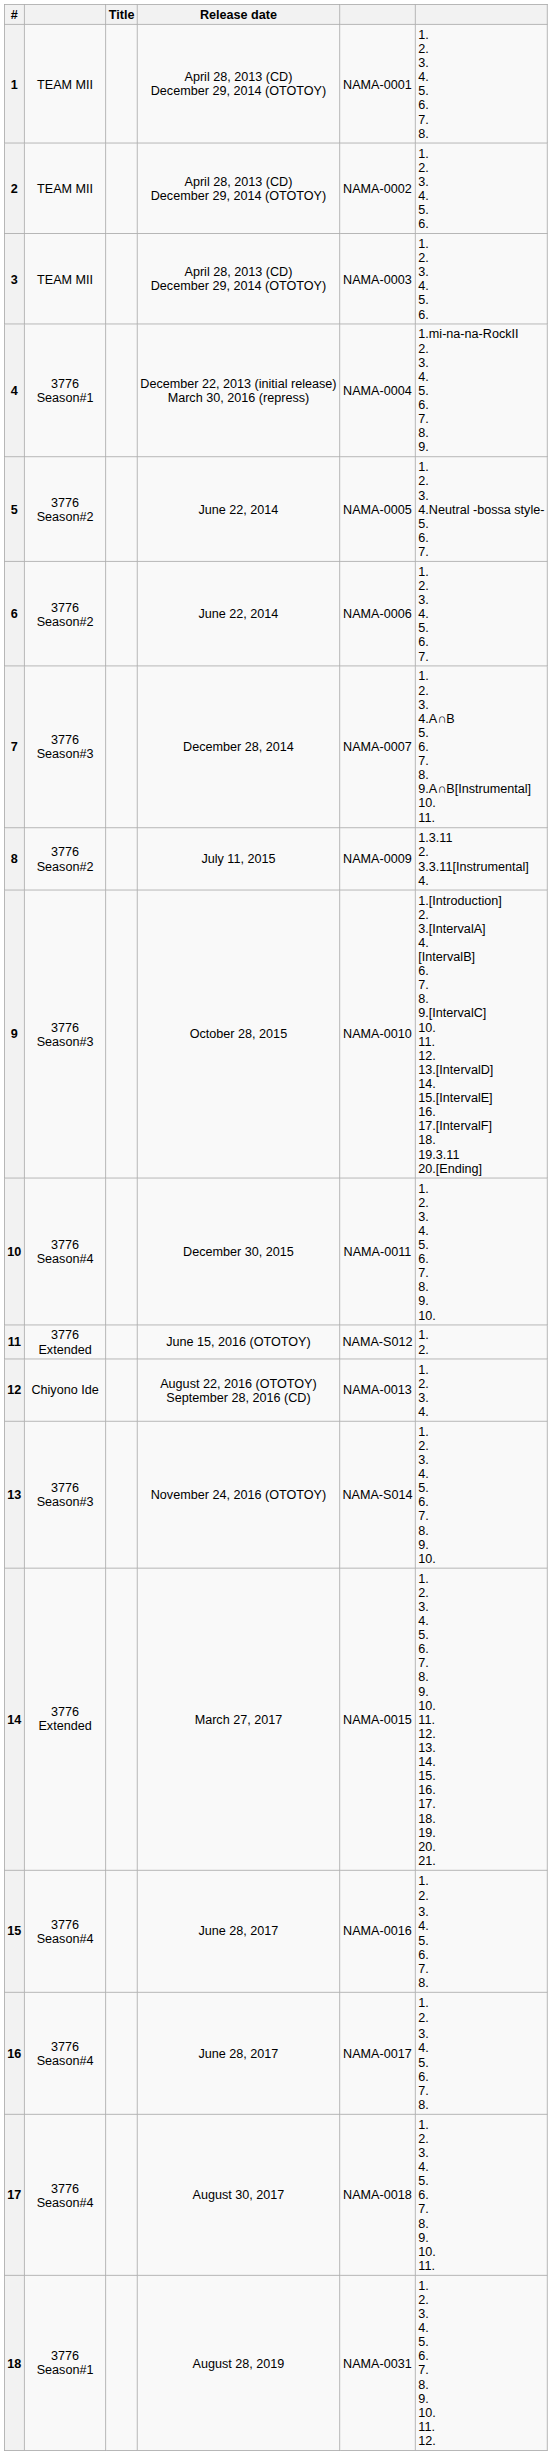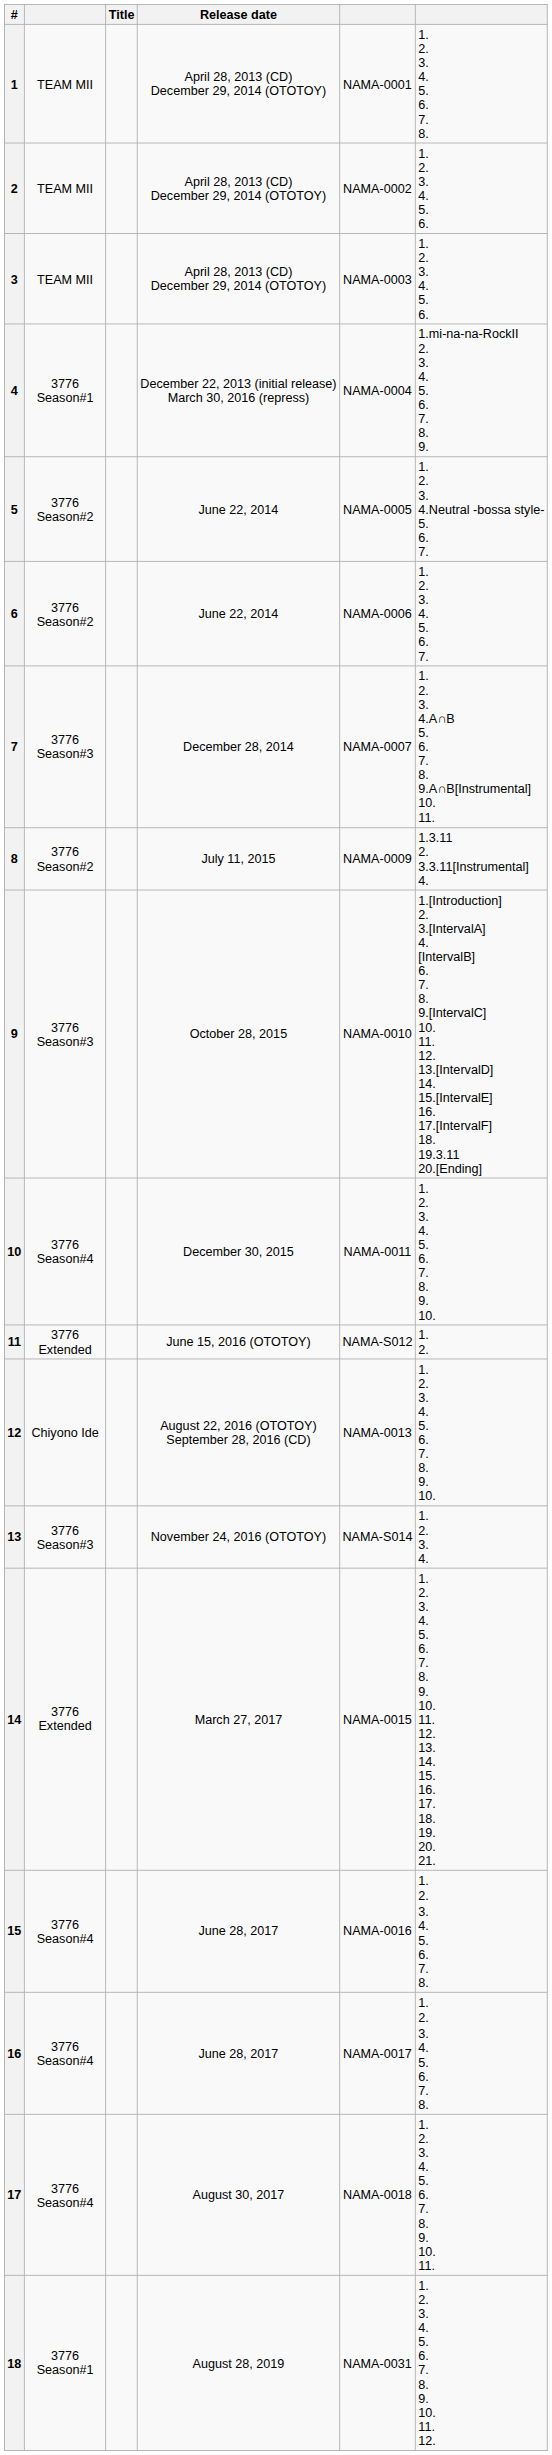(424, 1390) 1. 2. 3. 4. -> (427, 1432) 1. 2. 3. 4. 5. 6. 7. 8. 9. 10.
(427, 1495) 1. 2. 3. 4. 5. 6. 7. 8. 9. 10. -> (424, 1537) 1. 2. 3. 4.
